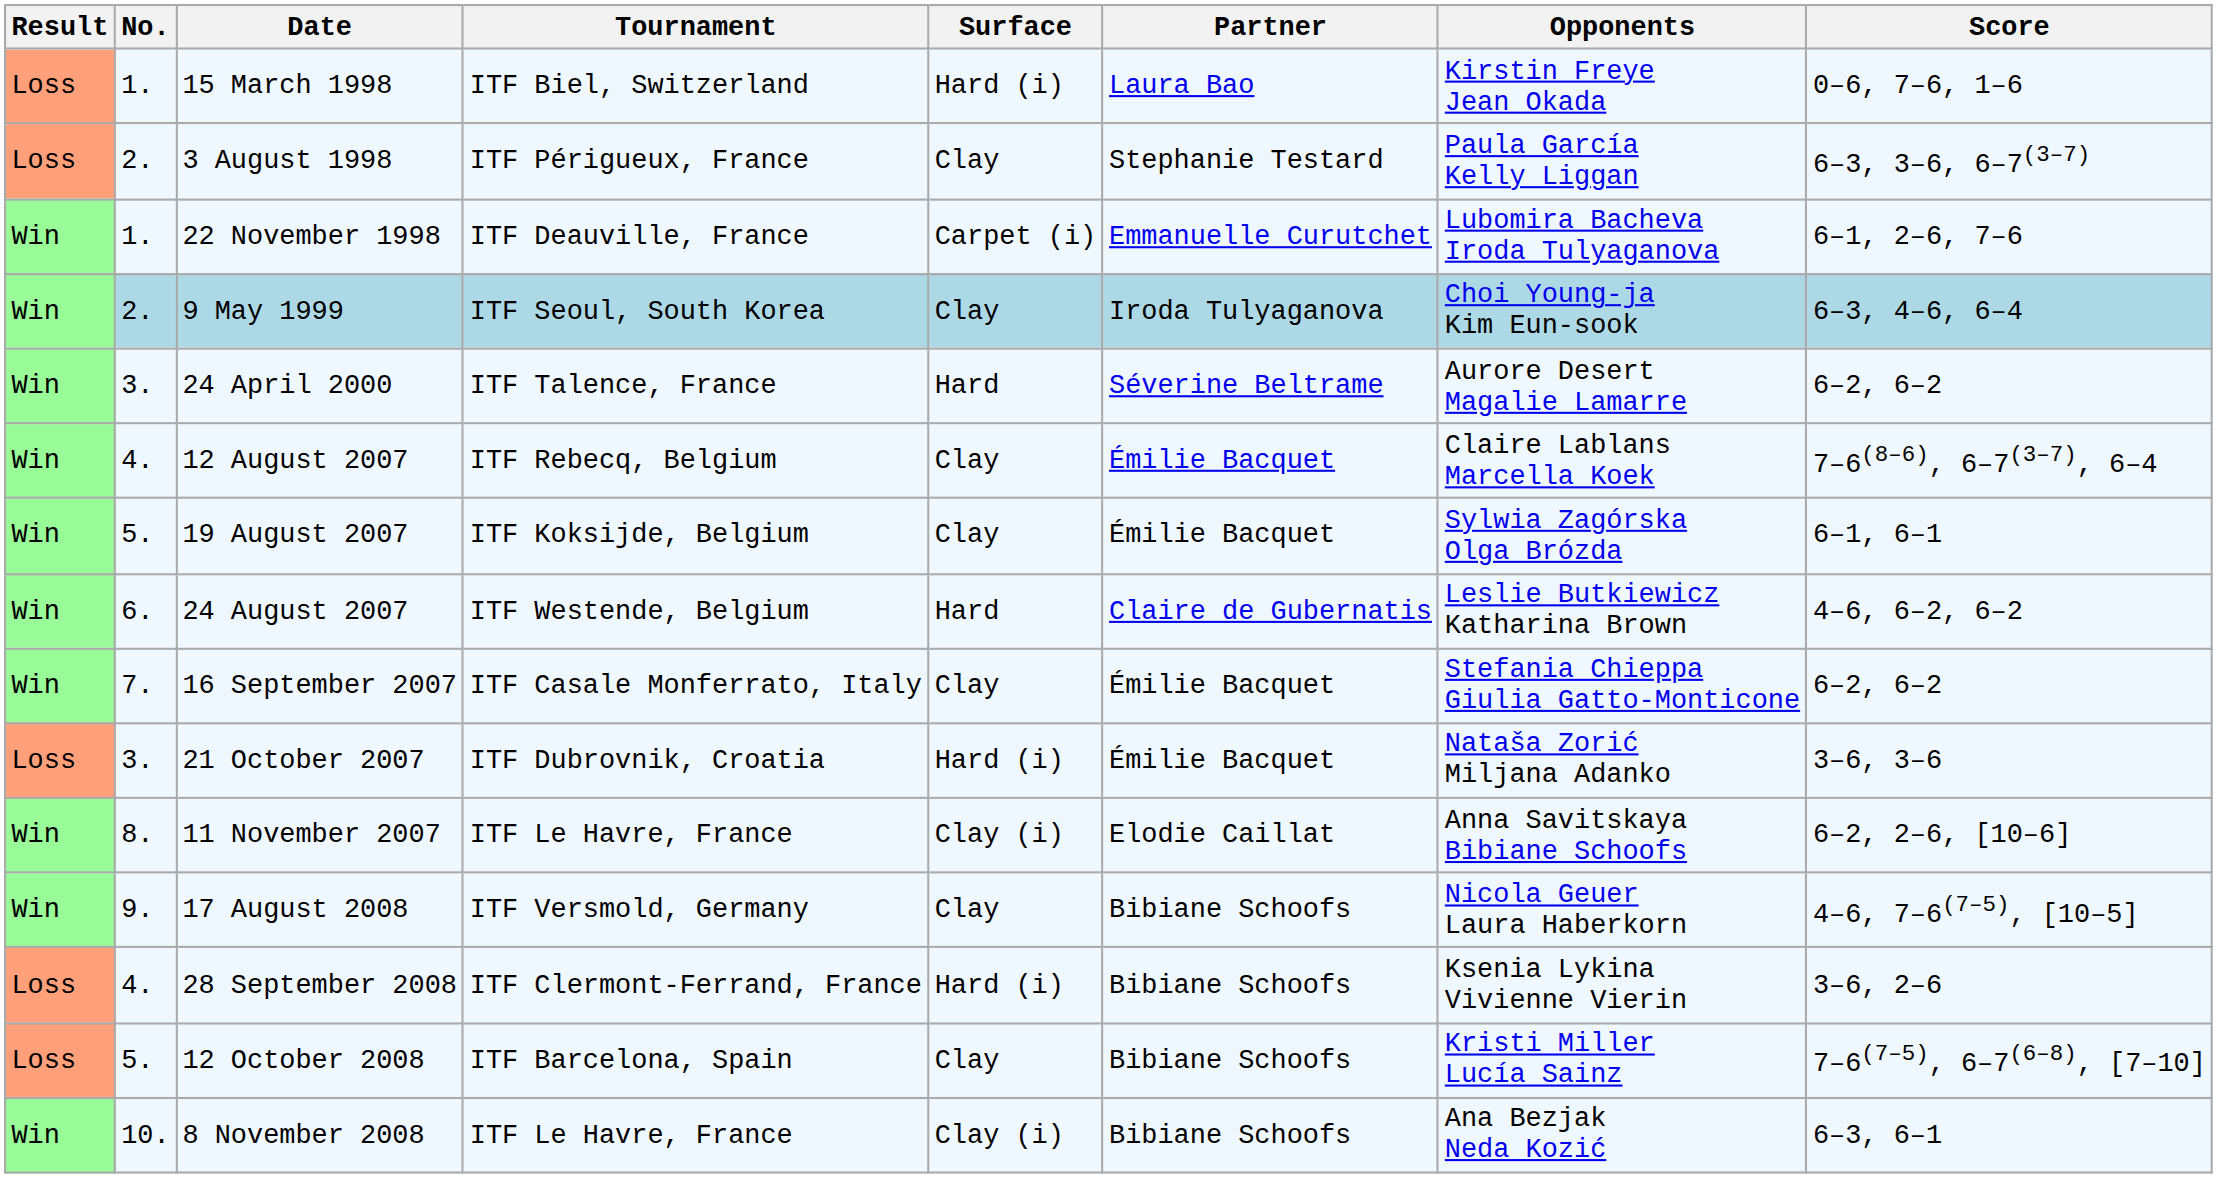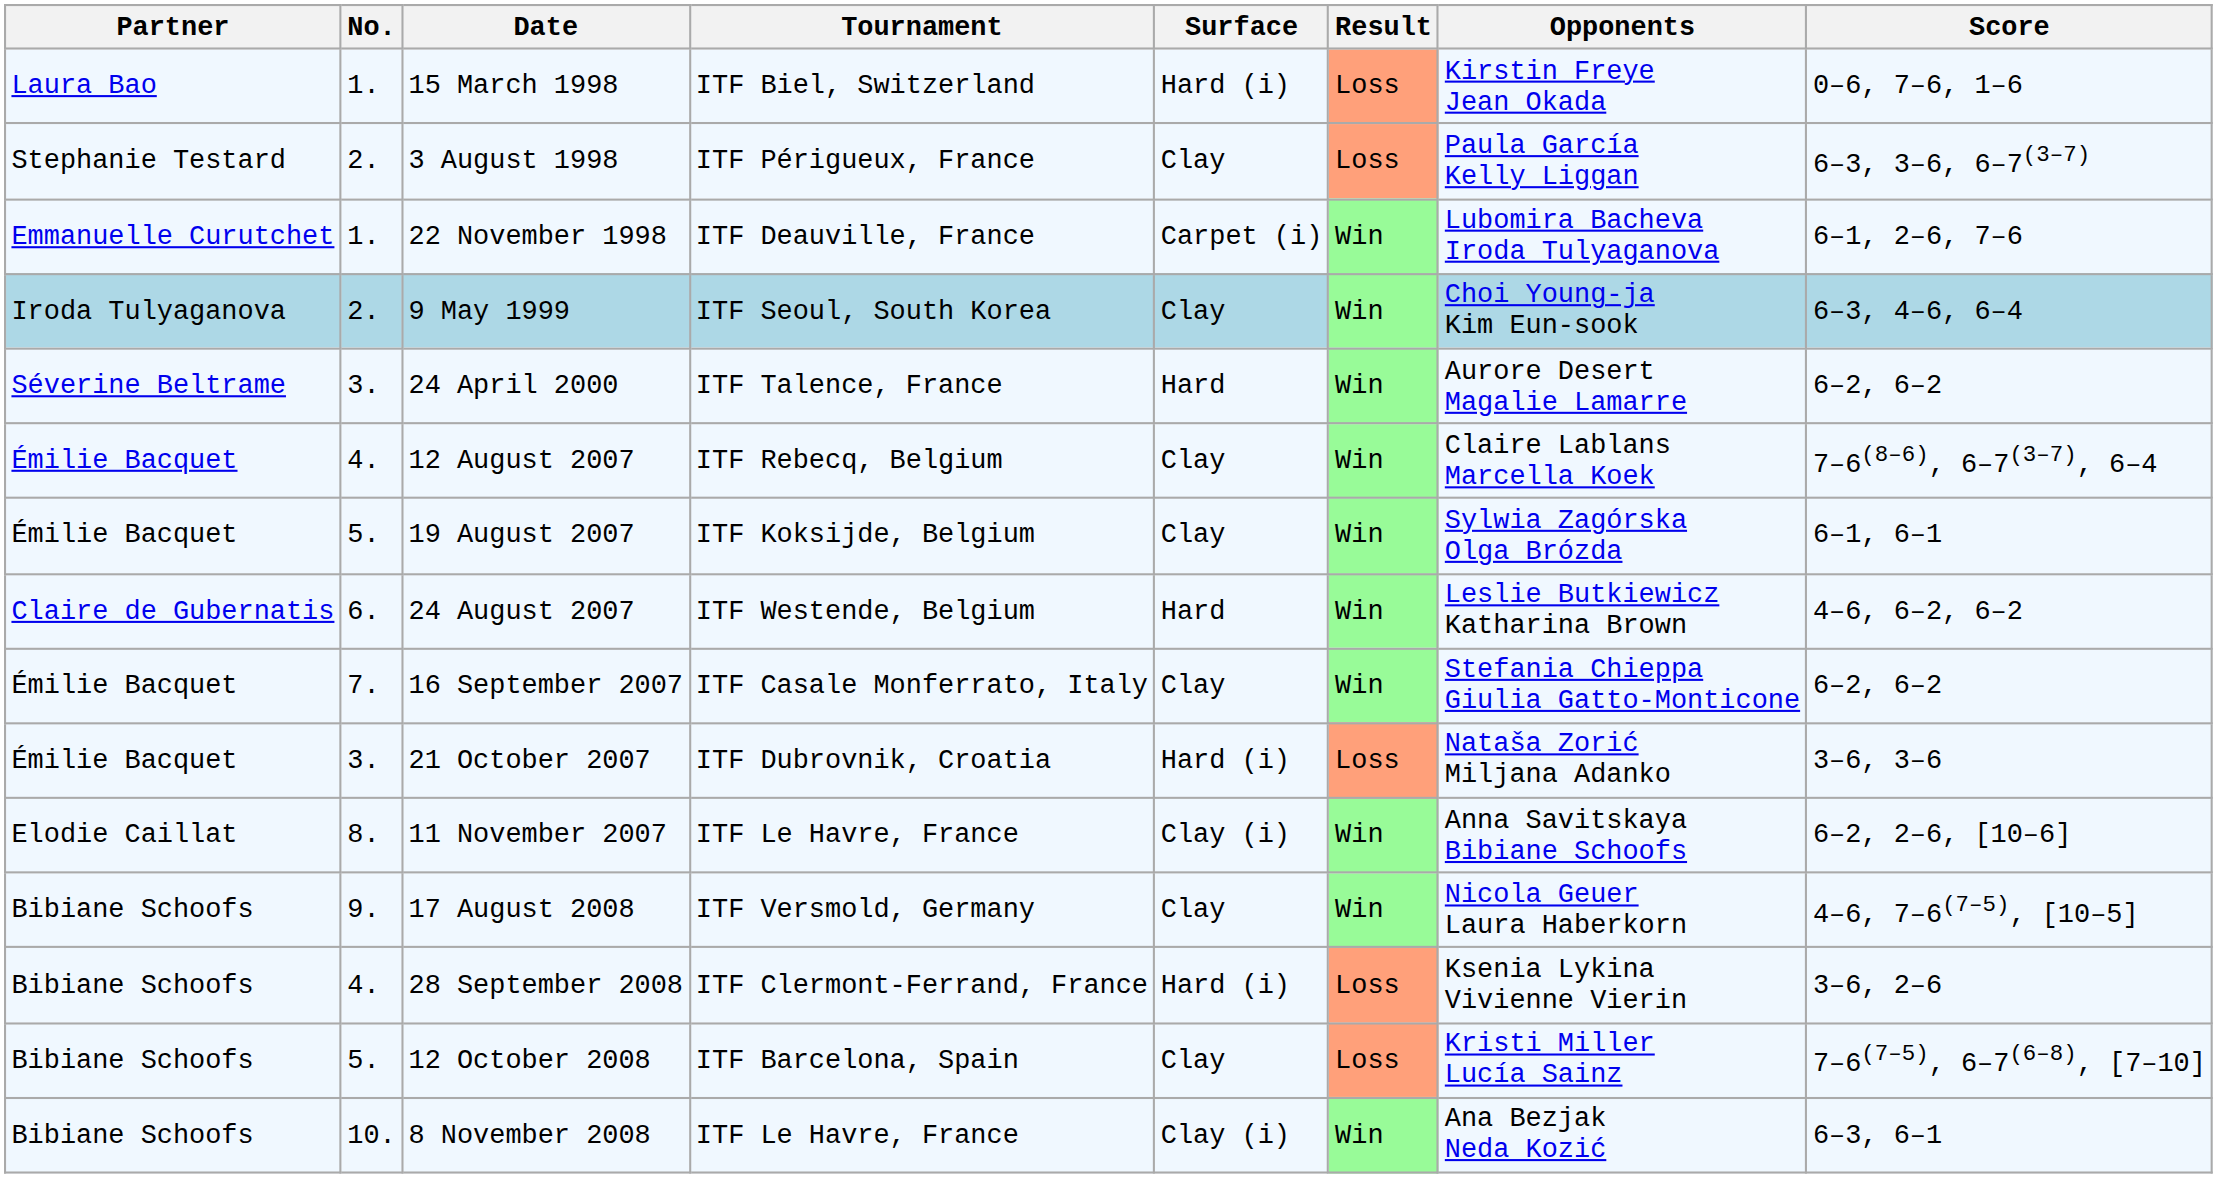columns swapped: (60, 27) <-> (1271, 27)
